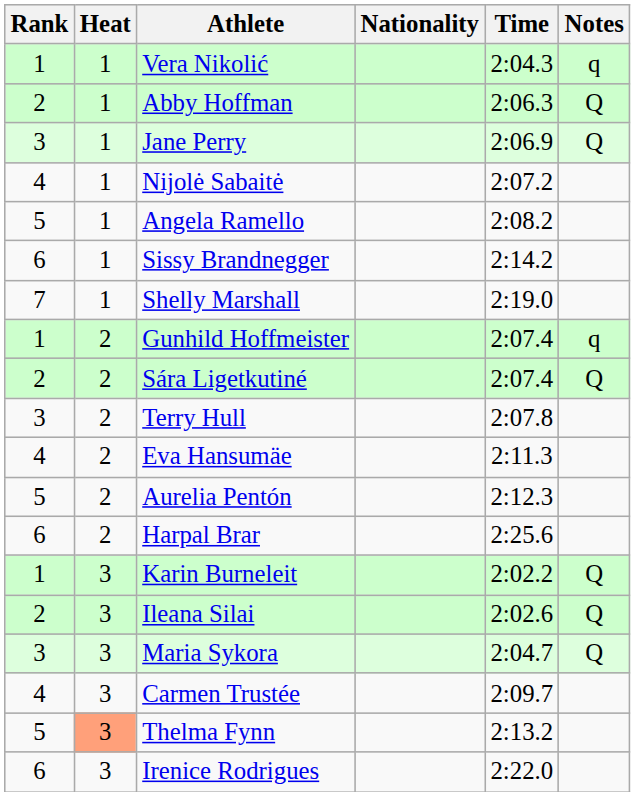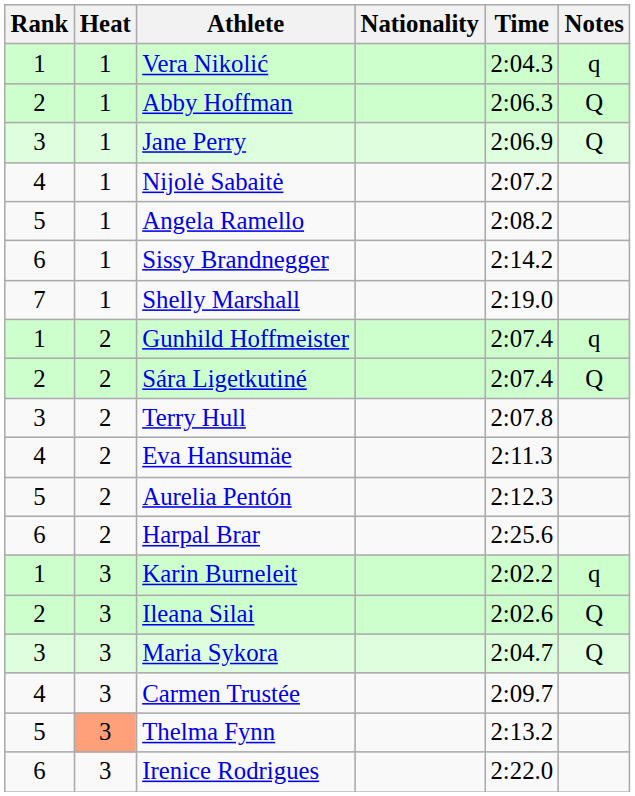(594, 574) Q -> (594, 574) q
